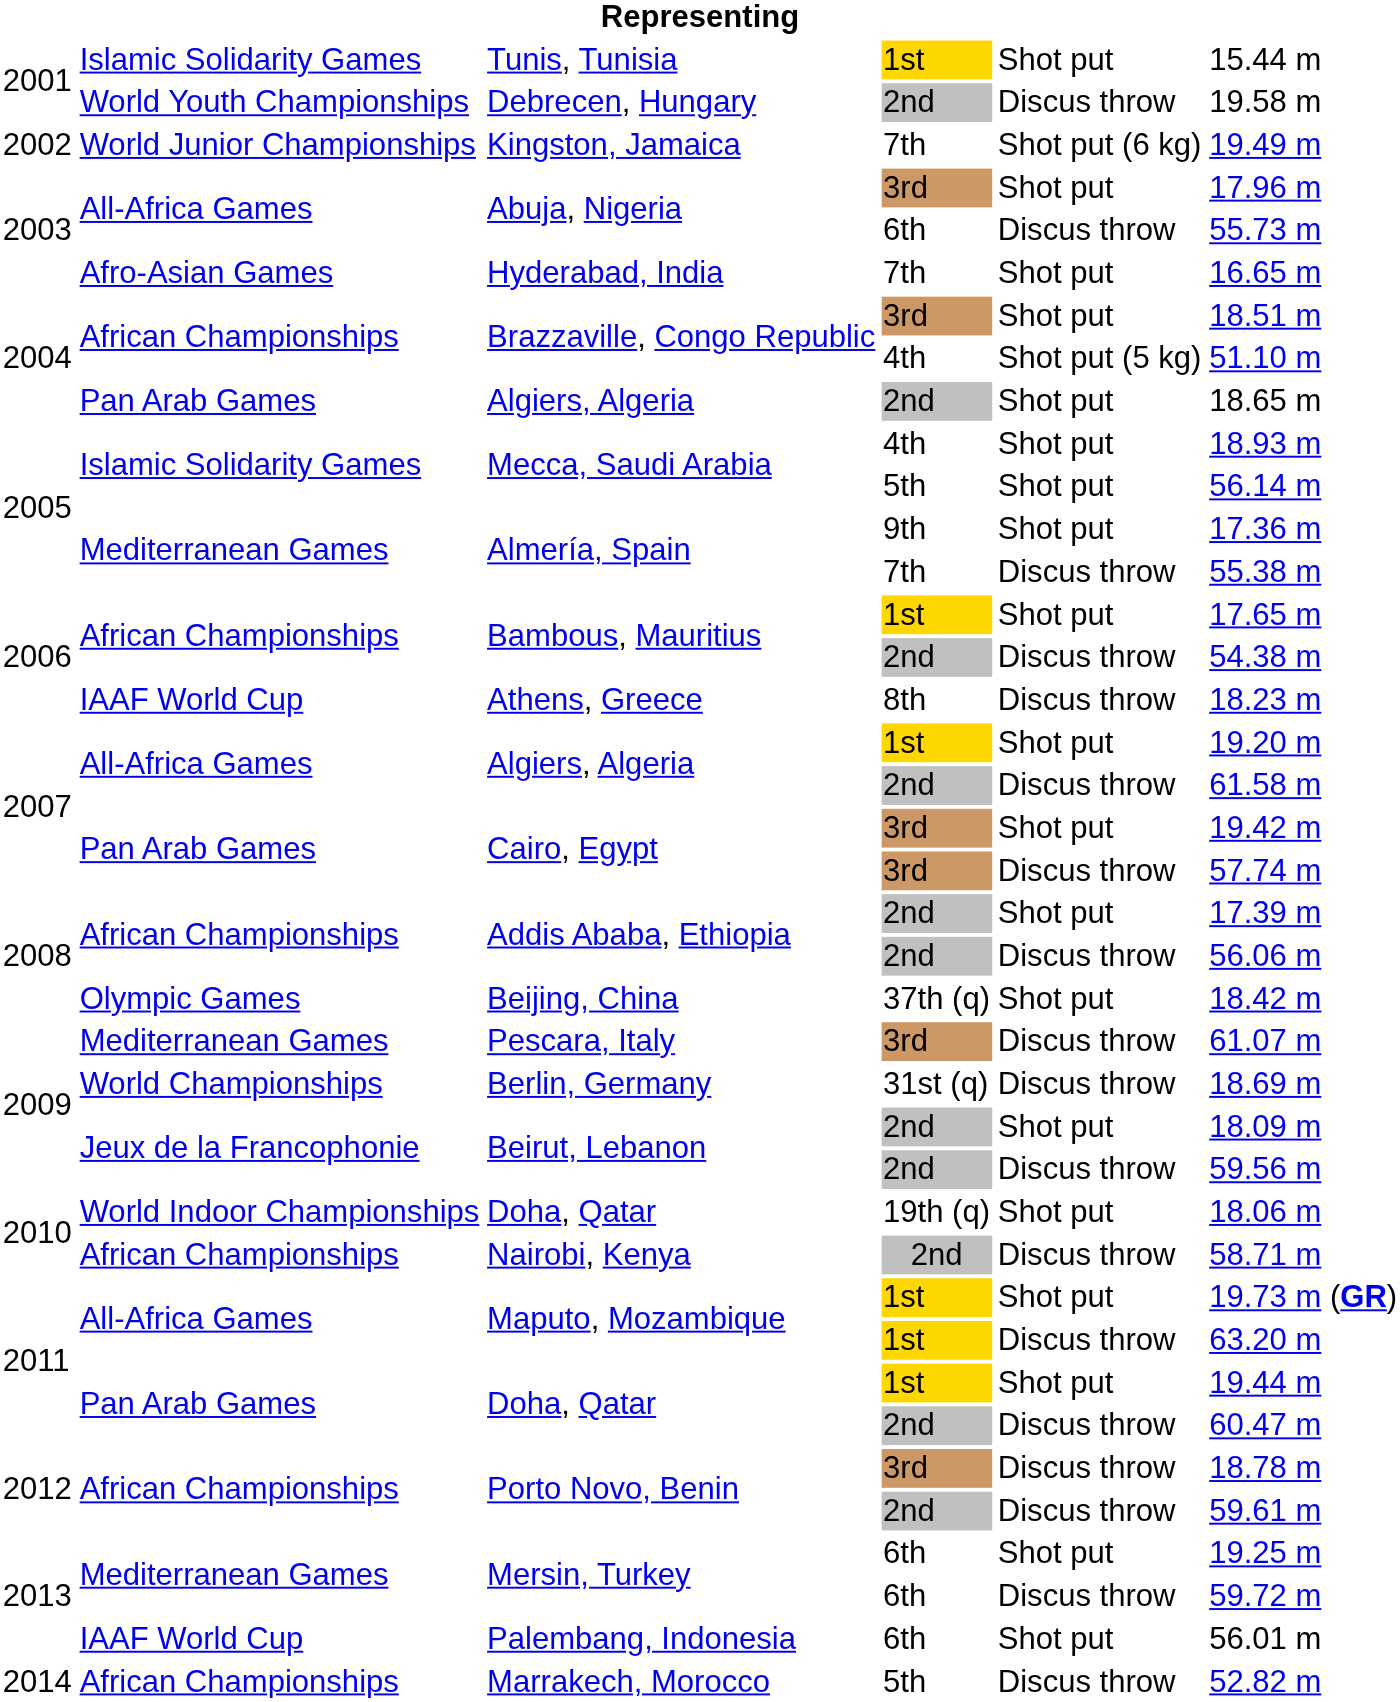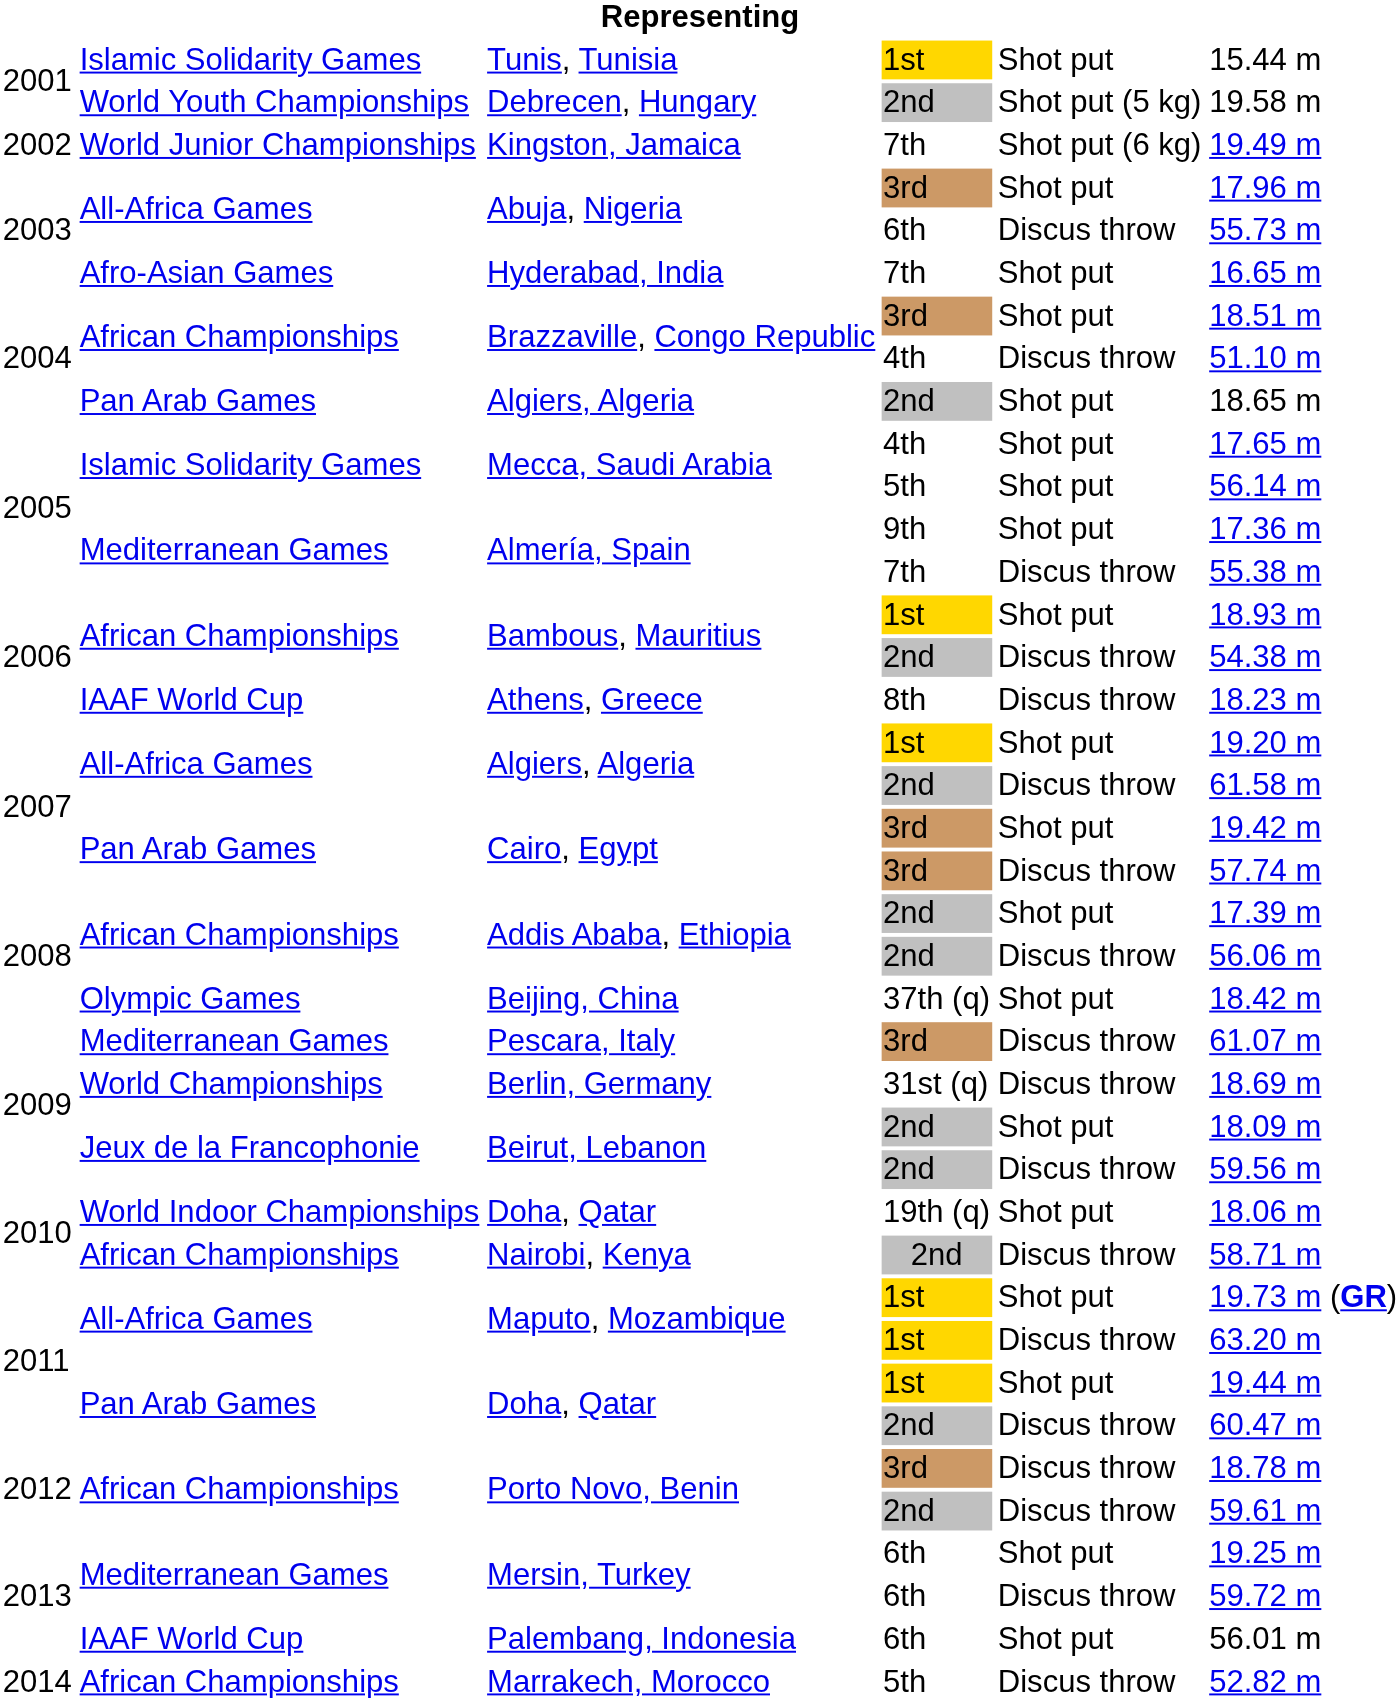(1087, 102) Discus throw -> (1100, 102) Shot put (5 kg)
(1100, 358) Shot put (5 kg) -> (1087, 358) Discus throw
(1265, 443) 18.93 m -> (1265, 443) 17.65 m
(1265, 614) 17.65 m -> (1265, 614) 18.93 m
